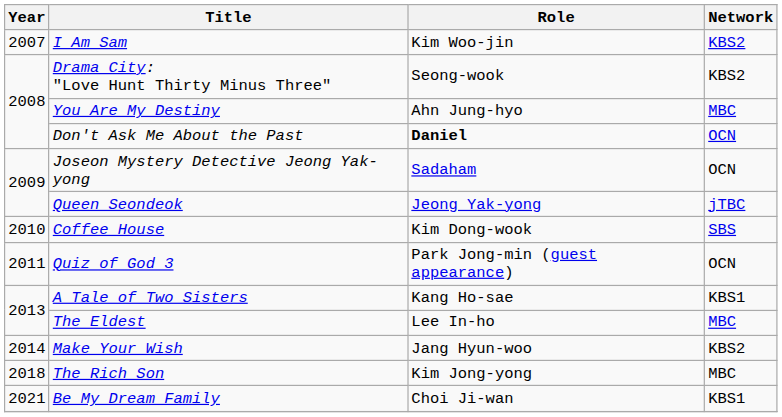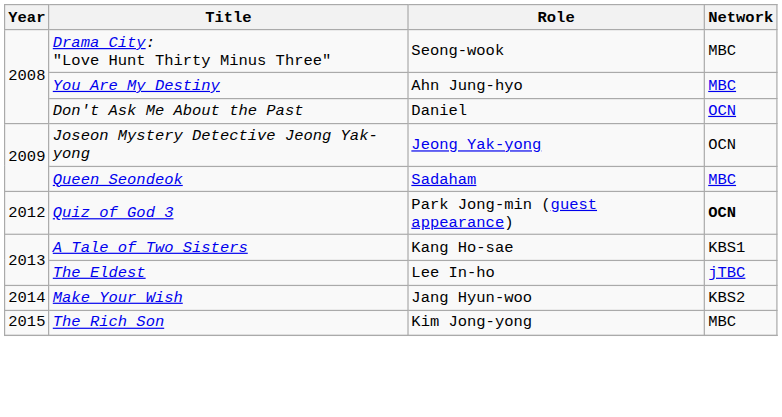- row: (90, 42)
(727, 77) KBS2 -> (722, 51) MBC
(439, 136) bold -> (439, 111) normal
(444, 170) Sadaham -> (476, 145) Jeong Yak-yong
(476, 204) Jeong Yak-yong -> (444, 179) Sadaham
(727, 204) jTBC -> (722, 179) MBC
- row: (108, 229)
(27, 264) 2011 -> (27, 213) 2012
(722, 264) normal -> (722, 213) bold
(722, 323) MBC -> (727, 272) jTBC
(27, 373) 2018 -> (27, 323) 2015
- row: (136, 399)
